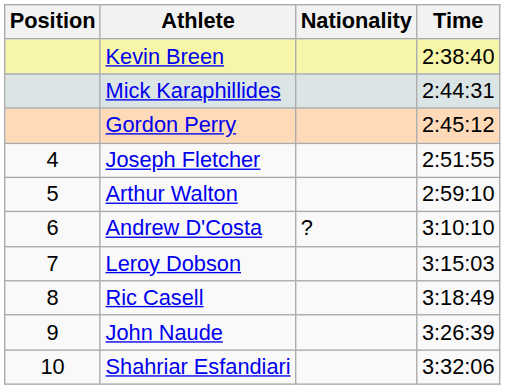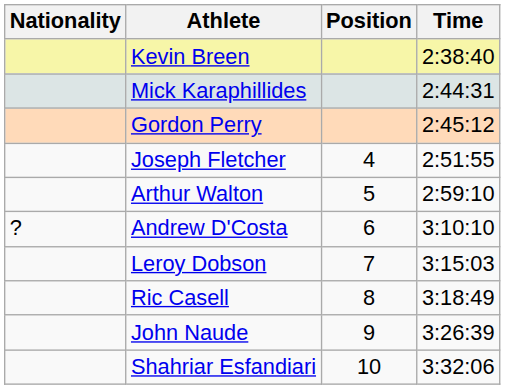columns swapped: (53, 21) <-> (356, 21)
